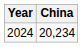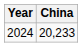(57, 32) 20,234 -> (57, 32) 20,233
